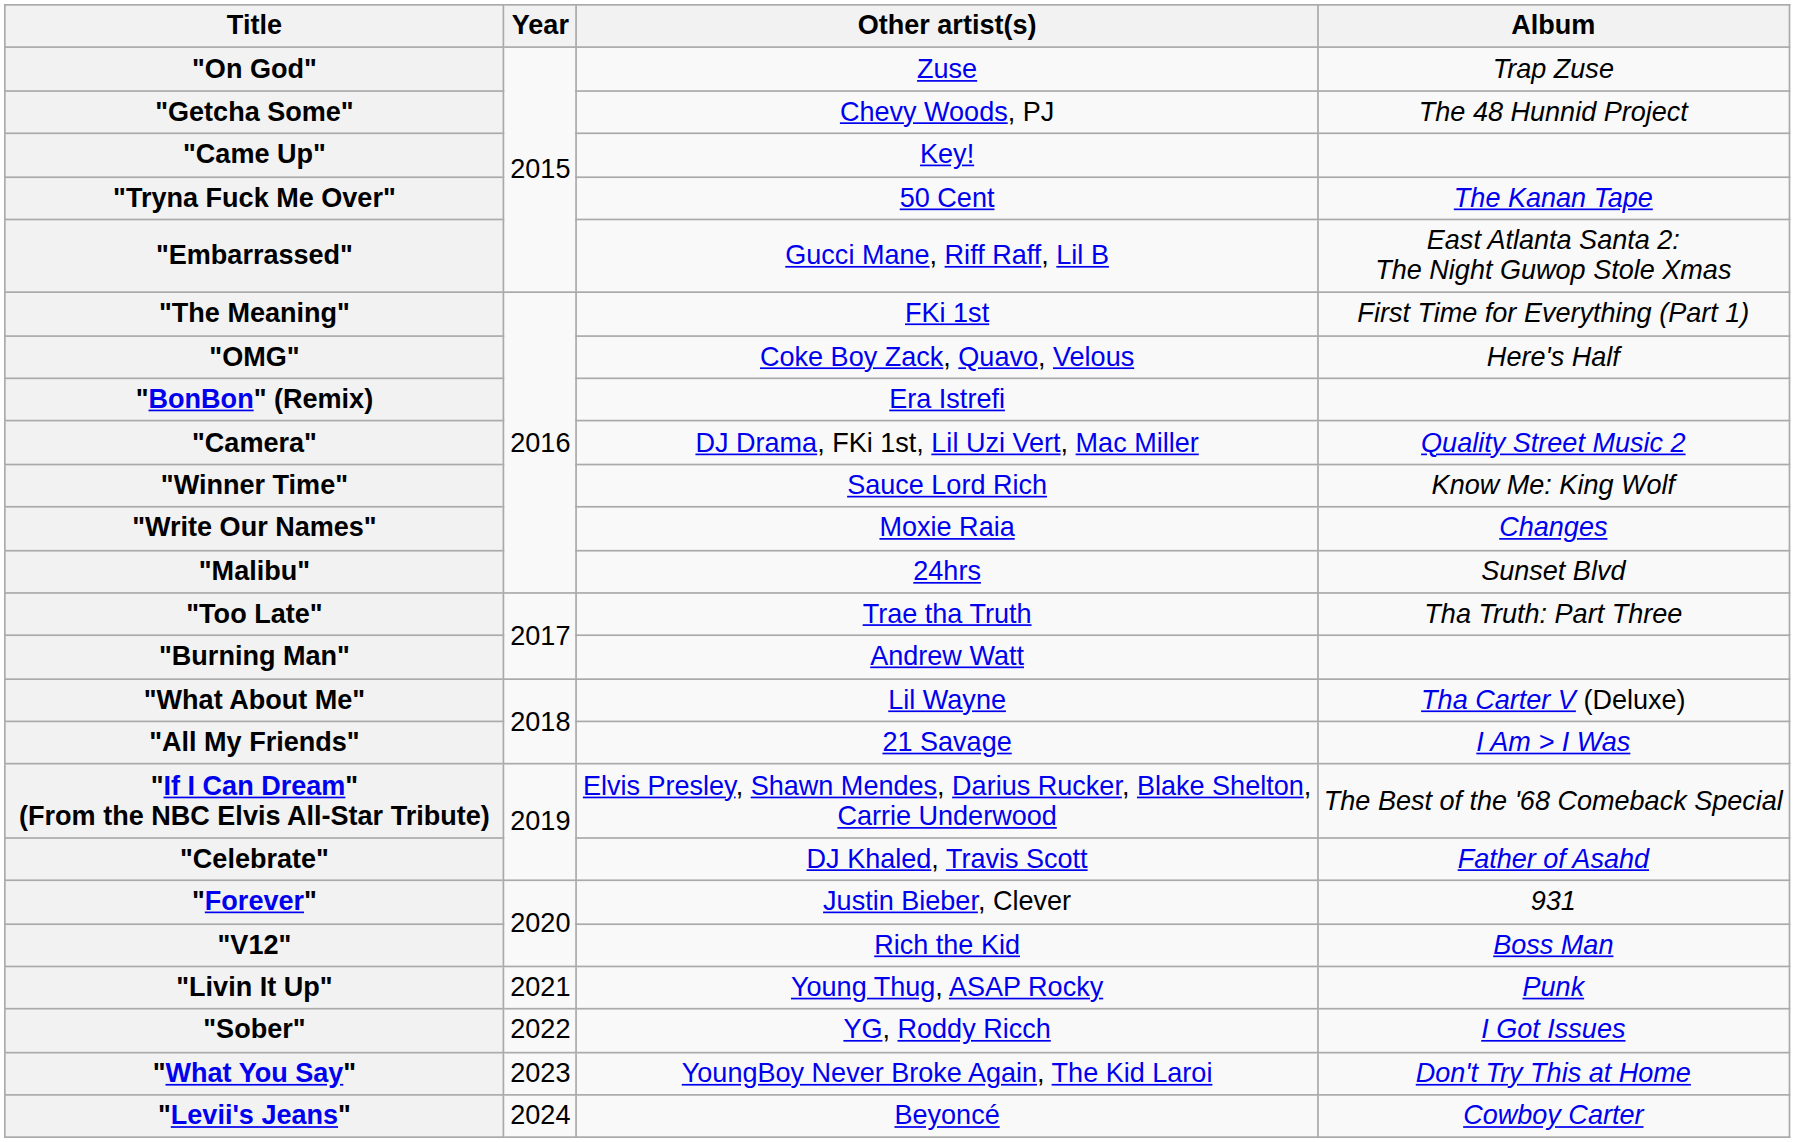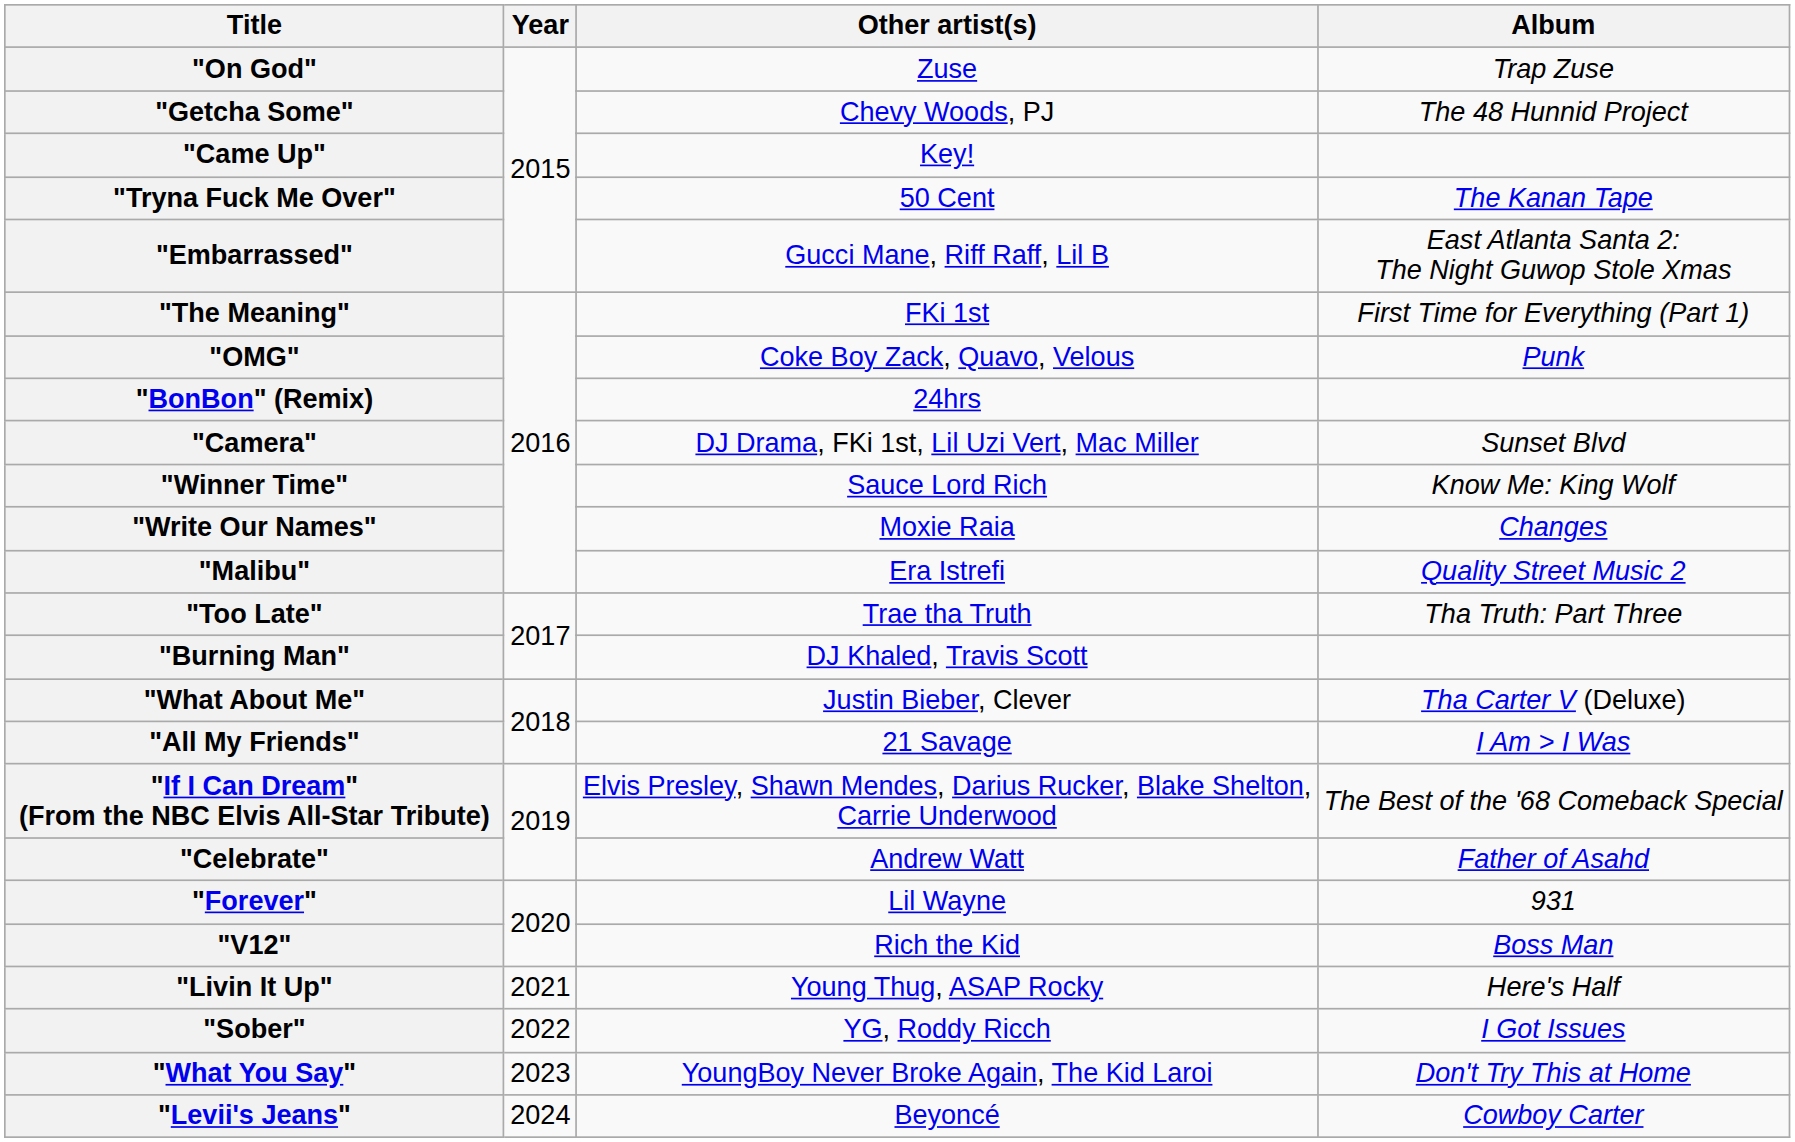(1553, 356) Here's Half -> (1553, 356) Punk
(947, 399) Era Istrefi -> (947, 399) 24hrs
(1553, 442) Quality Street Music 2 -> (1553, 442) Sunset Blvd
(947, 570) 24hrs -> (947, 570) Era Istrefi
(1553, 570) Sunset Blvd -> (1553, 570) Quality Street Music 2
(947, 656) Andrew Watt -> (947, 656) DJ Khaled, Travis Scott
(947, 699) Lil Wayne -> (947, 699) Justin Bieber, Clever
(947, 858) DJ Khaled, Travis Scott -> (947, 858) Andrew Watt
(947, 901) Justin Bieber, Clever -> (947, 901) Lil Wayne
(1553, 987) Punk -> (1553, 987) Here's Half
